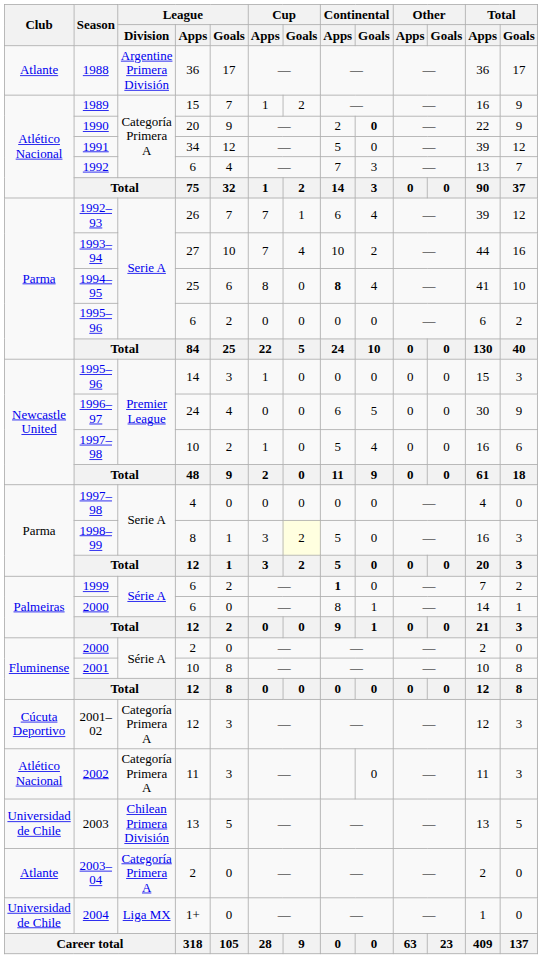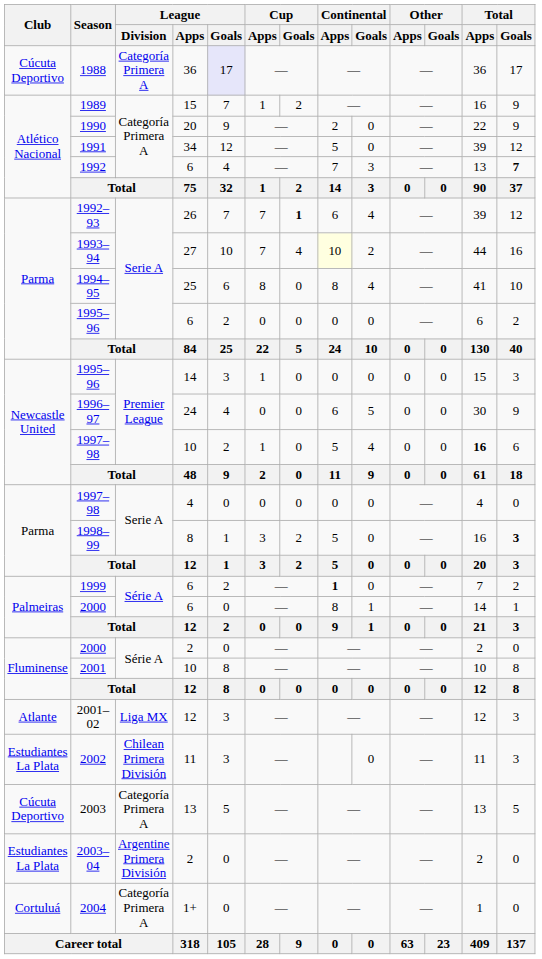(39, 70) Atlante -> (38, 70) Cúcuta Deportivo
(147, 70) Argentine Primera División -> (144, 70) Categoría Primera A
(229, 70) no background -> (226, 70) lavender background
(374, 126) bold -> (371, 126) normal
(519, 167) normal -> (516, 167) bold
(302, 215) normal -> (299, 215) bold
(338, 250) no background -> (335, 250) lightyellow background
(338, 285) bold -> (335, 285) normal
(483, 447) normal -> (480, 447) bold
(302, 537) lightyellow background -> (299, 537) no background
(519, 537) normal -> (516, 537) bold
(39, 724) Cúcuta Deportivo -> (38, 716) Atlante
(147, 724) Categoría Primera A -> (144, 716) Liga MX
(39, 773) Atlético Nacional -> (38, 759) Estudiantes La Plata
(147, 773) Categoría Primera A -> (144, 759) Chilean Primera División
(39, 823) Universidad de Chile -> (38, 808) Cúcuta Deportivo
(147, 823) Chilean Primera División -> (144, 808) Categoría Primera A
(39, 873) Atlante -> (38, 858) Estudiantes La Plata
(147, 873) Categoría Primera A -> (144, 858) Argentine Primera División
(39, 915) Universidad de Chile -> (38, 908) Cortuluá
(147, 915) Liga MX -> (144, 908) Categoría Primera A
